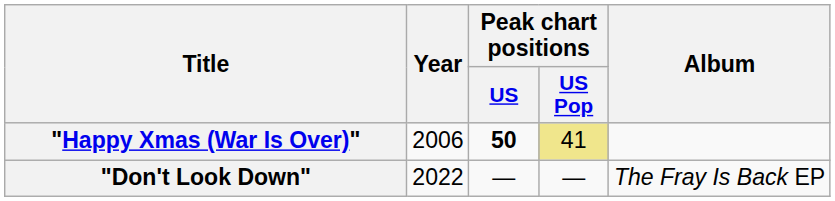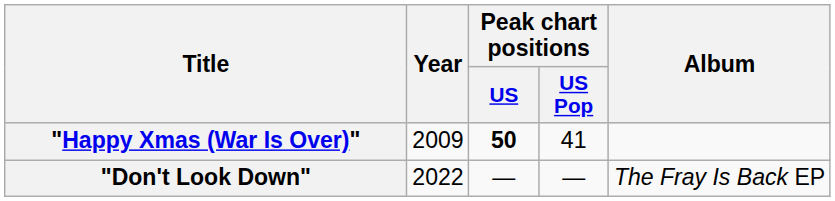(438, 141) 2006 -> (438, 141) 2009
(574, 141) khaki background -> (574, 141) no background
